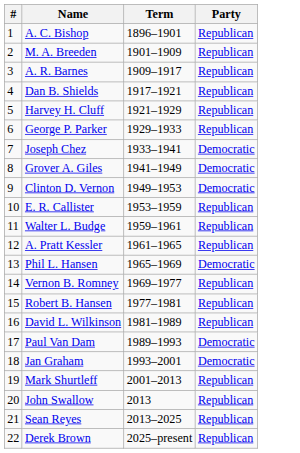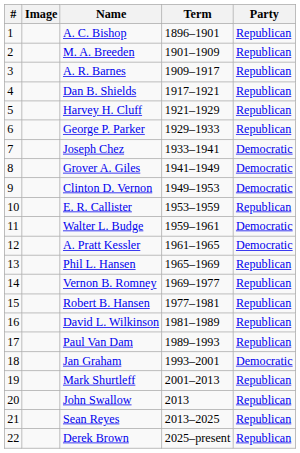+ column: (41, 14)
(226, 226) Republican -> (264, 226) Democratic
(226, 245) Republican -> (264, 245) Democratic
(226, 264) Democratic -> (264, 264) Republican
(226, 341) Democratic -> (264, 341) Republican
